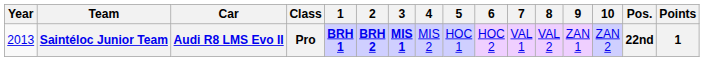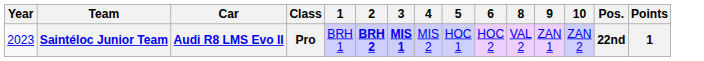- column: (521, 14)
(21, 40) 2013 -> (21, 40) 2023
(340, 40) bold -> (340, 40) normal
